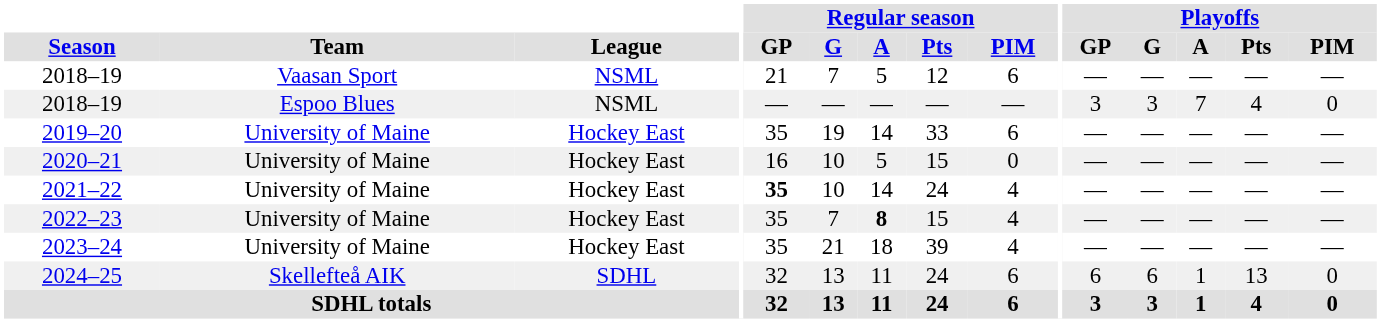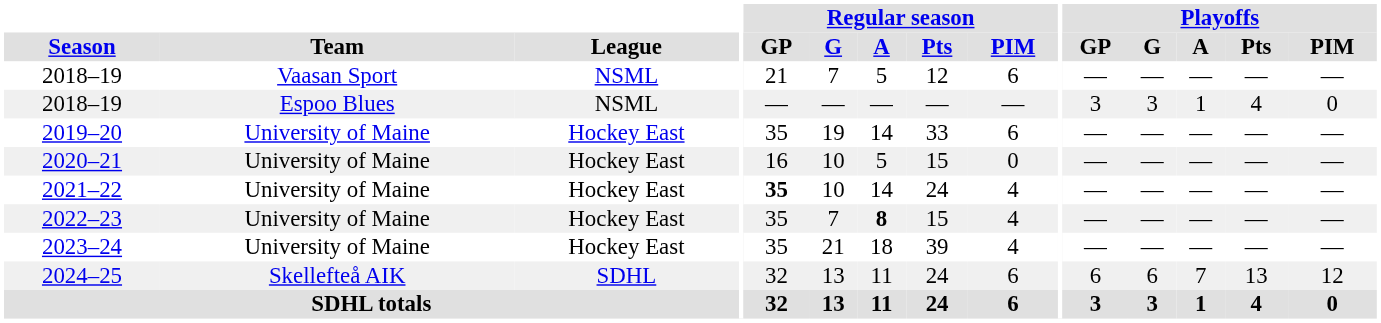(1201, 103) 7 -> (1201, 103) 1
(1201, 275) 1 -> (1201, 275) 7
(1332, 275) 0 -> (1332, 275) 12
